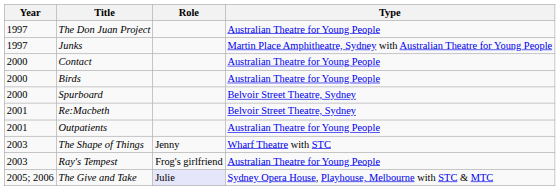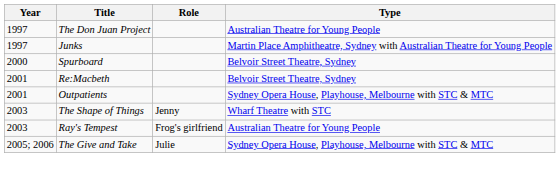- row: (75, 62)
- row: (70, 78)
(304, 128) Australian Theatre for Young People -> (360, 95) Sydney Opera House, Playhouse, Melbourne with STC & MTC
(165, 177) lavender background -> (165, 144) no background
